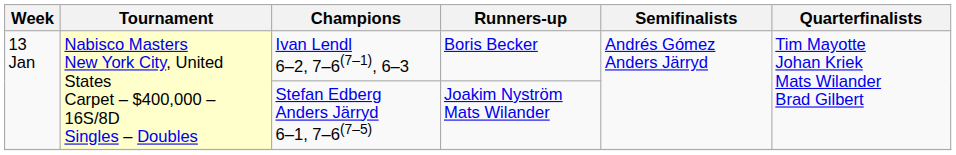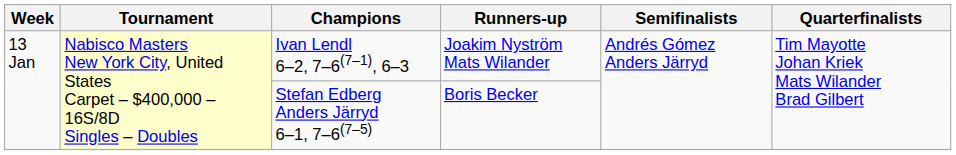(491, 44) Boris Becker -> (503, 53) Joakim Nyström Mats Wilander
(503, 103) Joakim Nyström Mats Wilander -> (491, 94) Boris Becker
